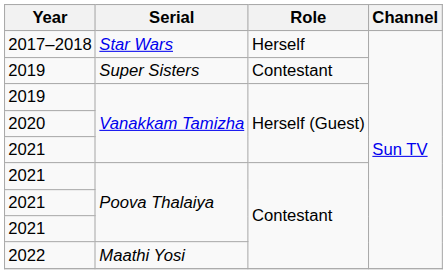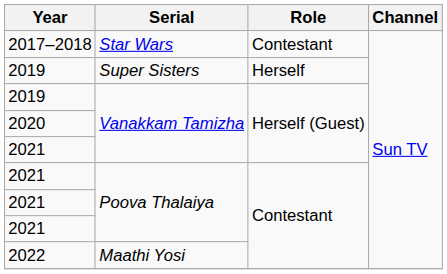(278, 44) Herself -> (292, 44) Contestant
(292, 70) Contestant -> (278, 70) Herself
